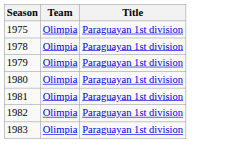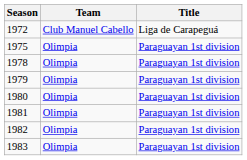+ row: (17, 29)
